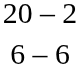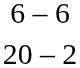rows swapped: (40, 13) <-> (40, 54)
